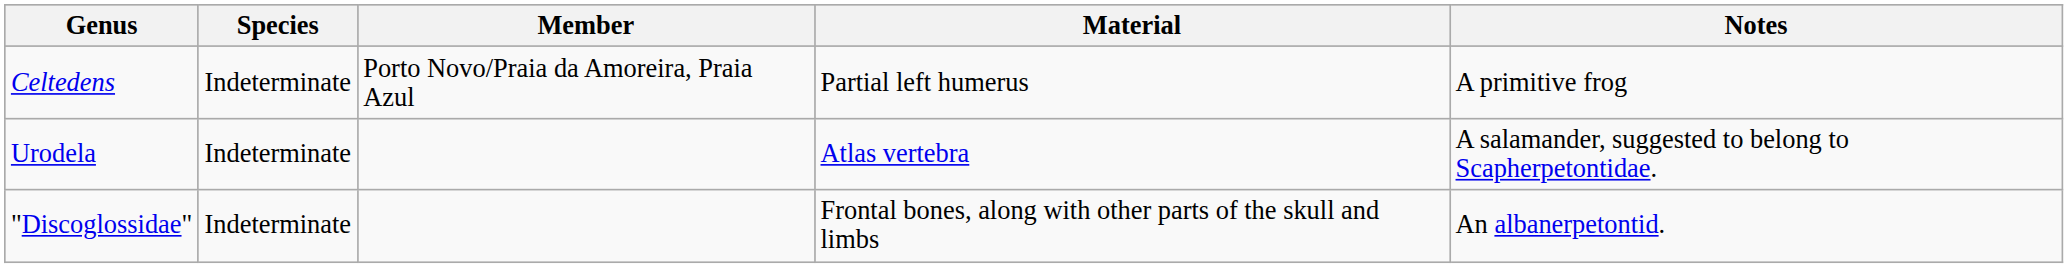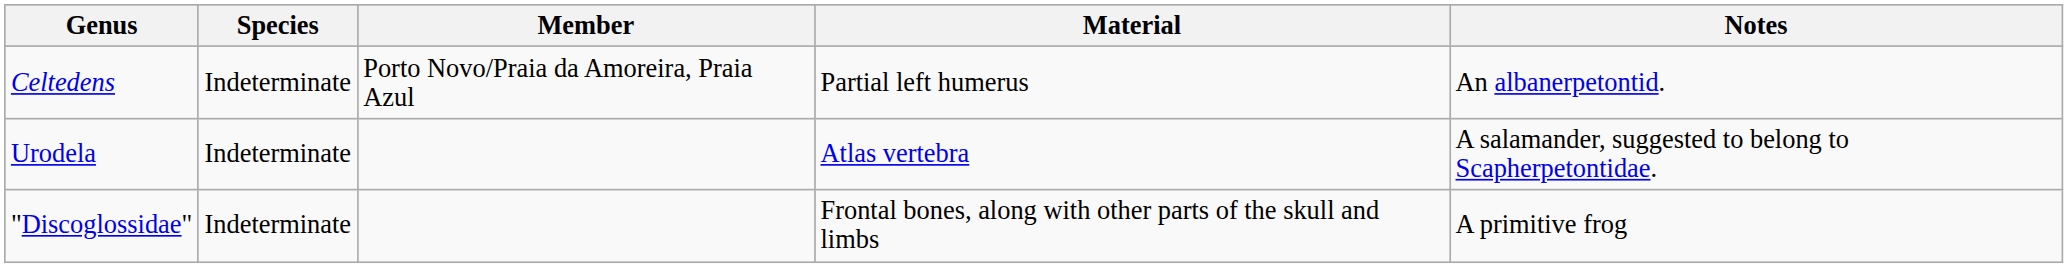(1541, 82) A primitive frog -> (1560, 82) An albanerpetontid.
(1560, 225) An albanerpetontid. -> (1541, 225) A primitive frog
